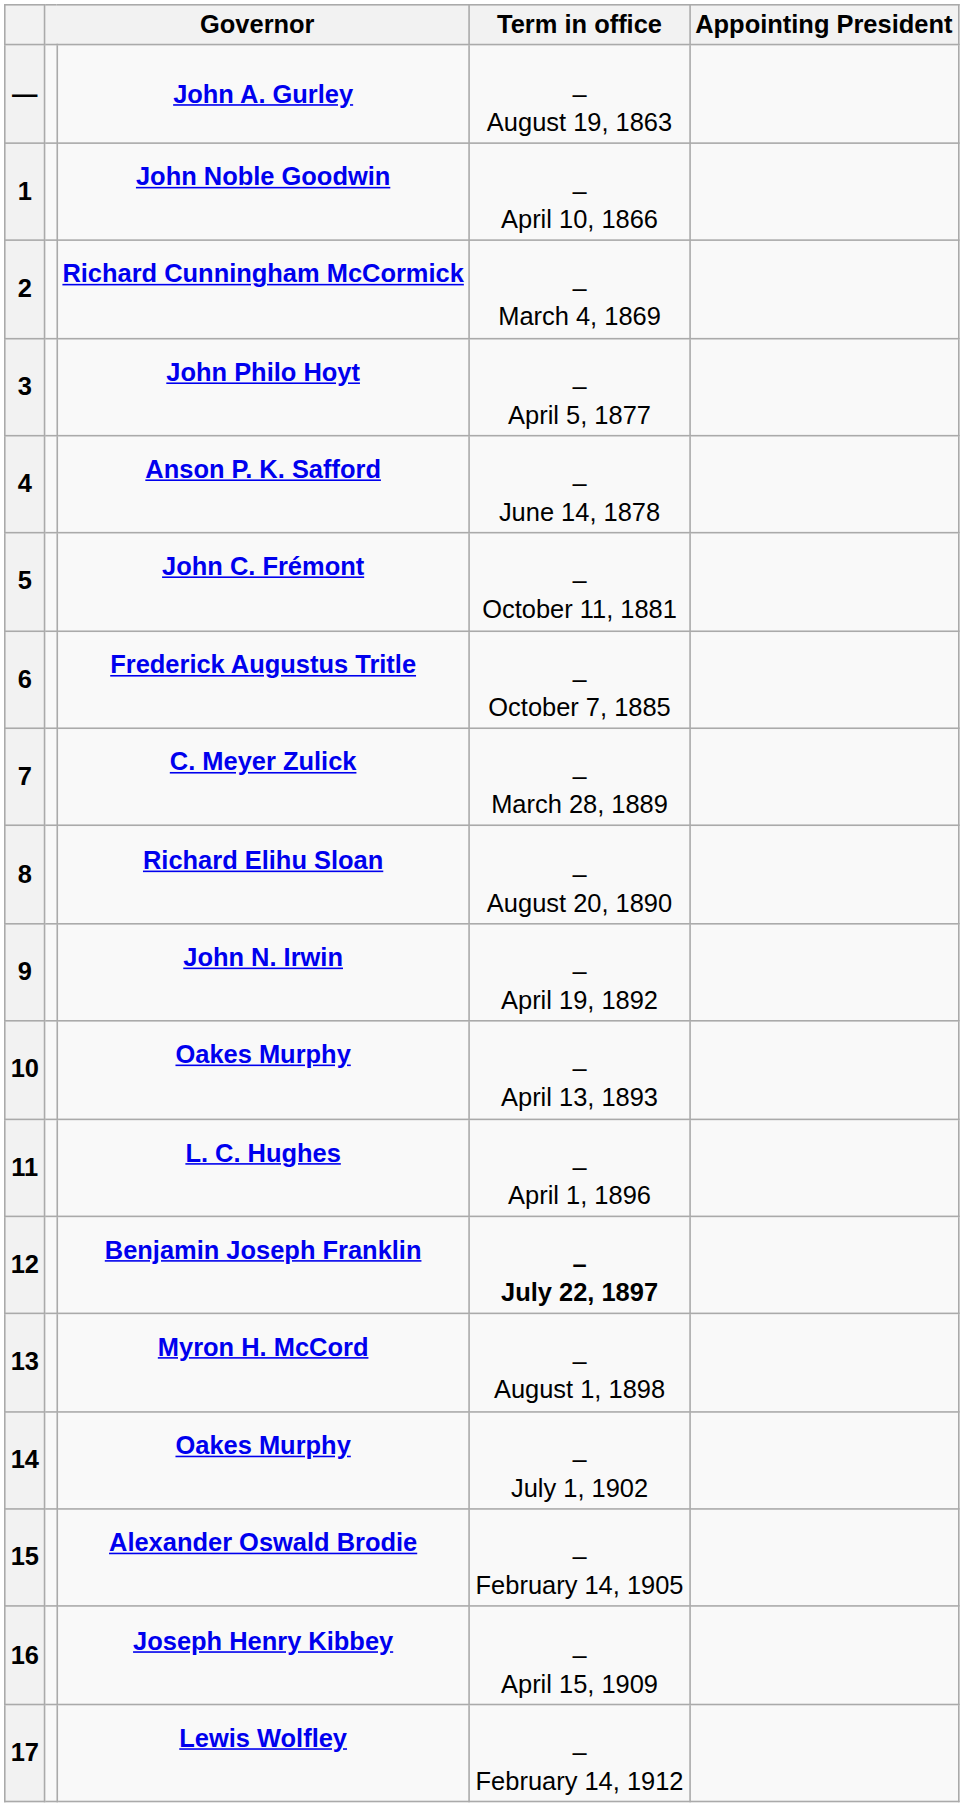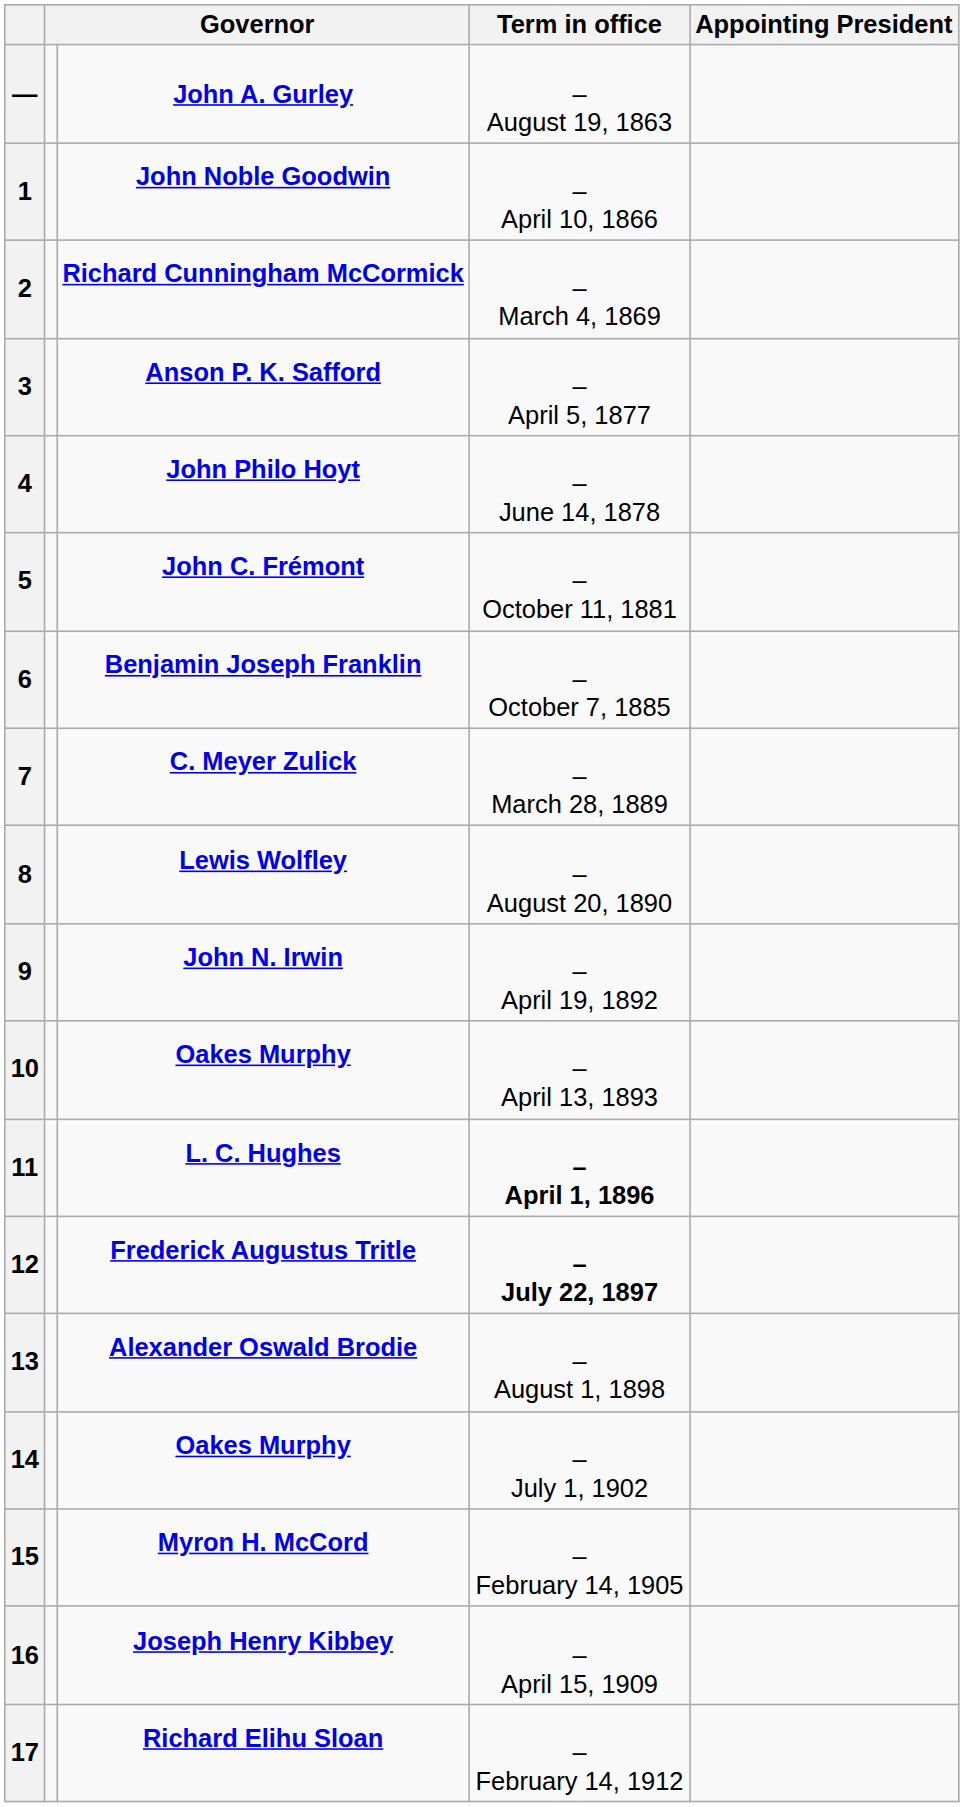(263, 372) John Philo Hoyt -> (263, 372) Anson P. K. Safford
(263, 469) Anson P. K. Safford -> (263, 469) John Philo Hoyt
(263, 664) Frederick Augustus Tritle -> (263, 664) Benjamin Joseph Franklin
(263, 860) Richard Elihu Sloan -> (263, 860) Lewis Wolfley
(580, 1181) normal -> (580, 1181) bold
(263, 1250) Benjamin Joseph Franklin -> (263, 1250) Frederick Augustus Tritle
(263, 1347) Myron H. McCord -> (263, 1347) Alexander Oswald Brodie
(263, 1543) Alexander Oswald Brodie -> (263, 1543) Myron H. McCord
(263, 1738) Lewis Wolfley -> (263, 1738) Richard Elihu Sloan
